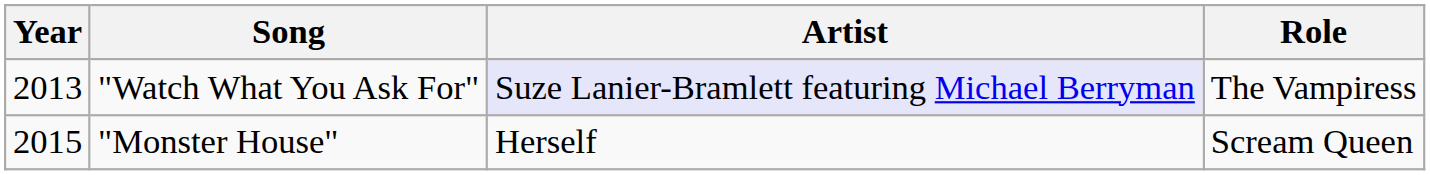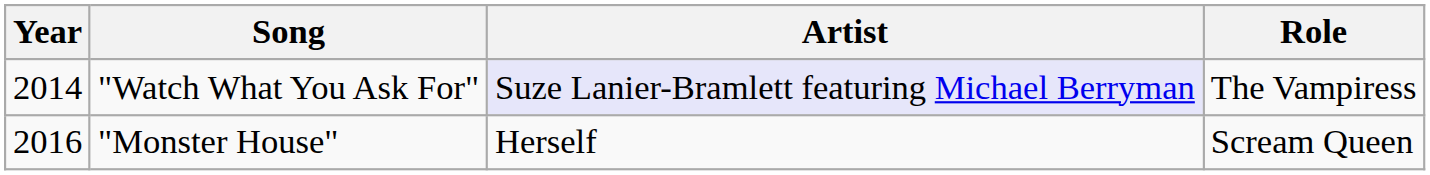(48, 86) 2013 -> (48, 86) 2014
(48, 141) 2015 -> (48, 141) 2016
